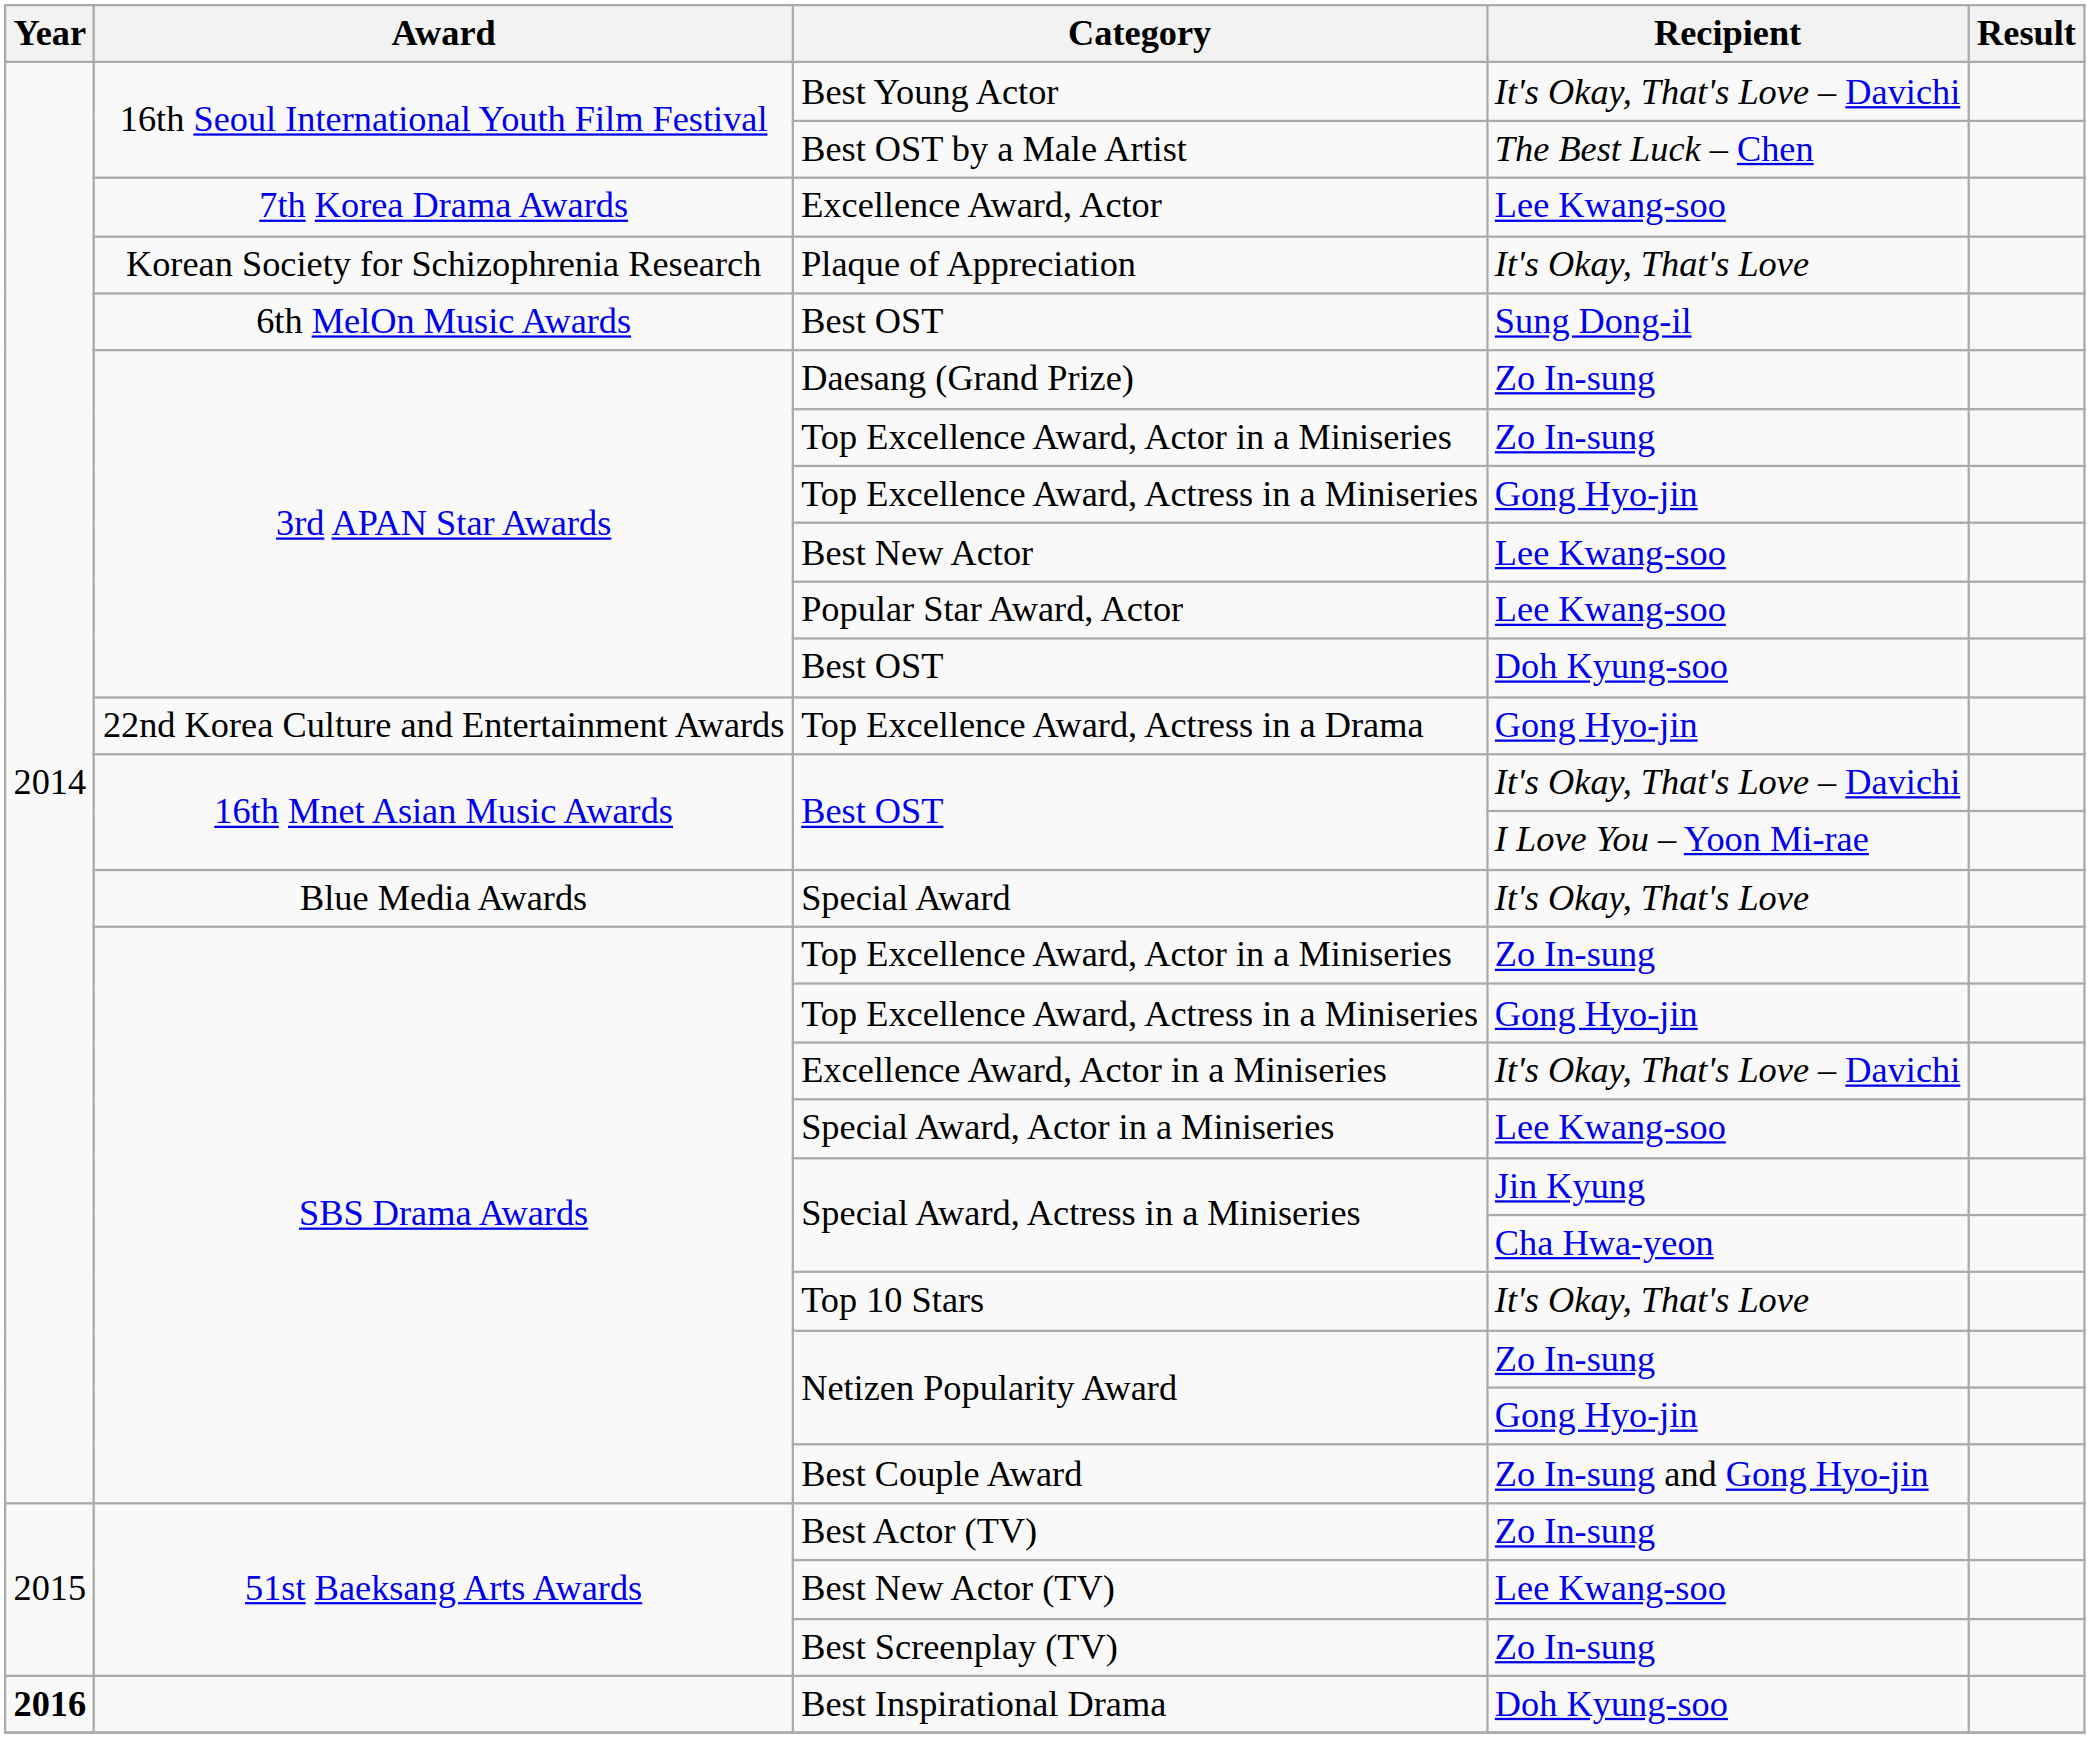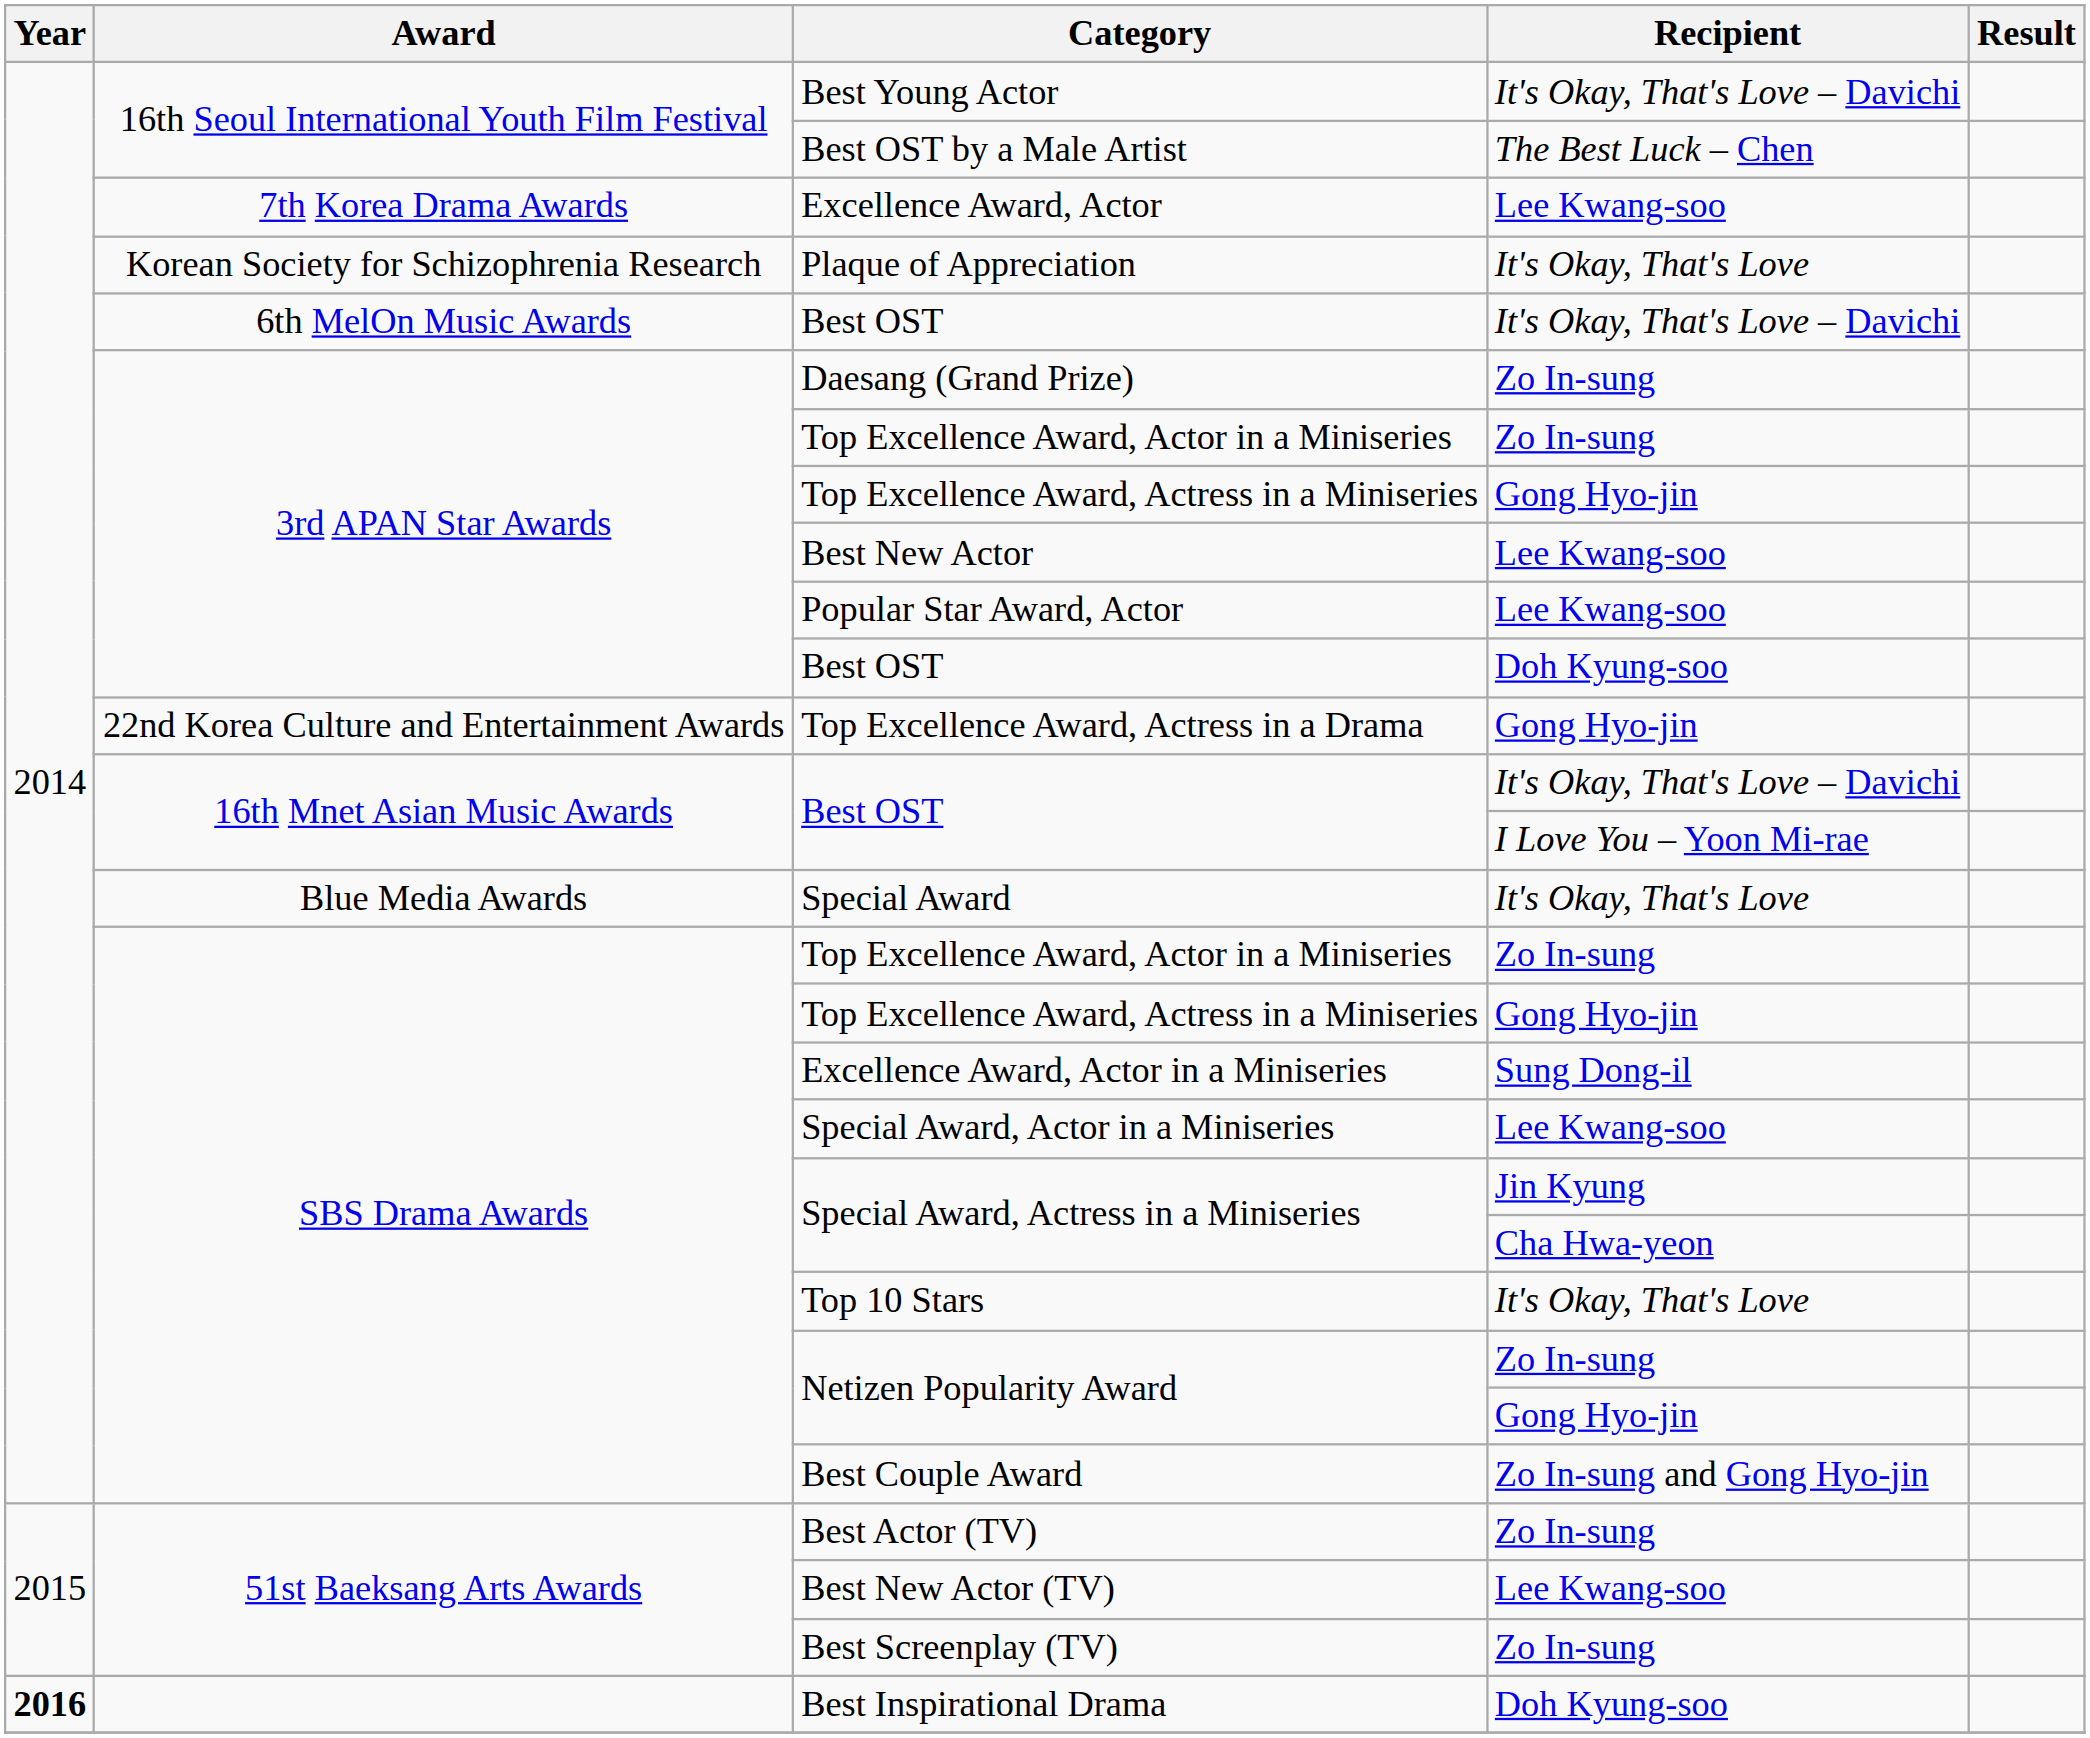(1593, 321) Sung Dong-il -> (1728, 321) It's Okay, That's Love – Davichi
(1728, 1070) It's Okay, That's Love – Davichi -> (1593, 1070) Sung Dong-il
